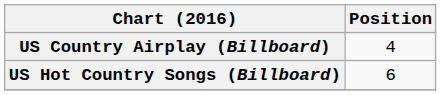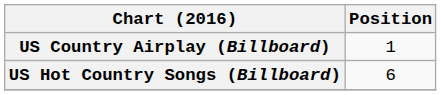(391, 47) 4 -> (391, 47) 1
